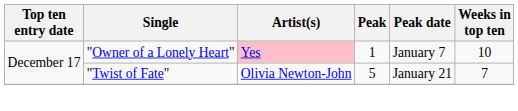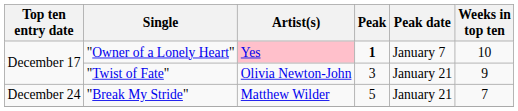(372, 52) normal -> (372, 52) bold
(372, 73) 5 -> (372, 73) 3
(485, 73) 7 -> (485, 73) 9
+ row: (138, 95)
